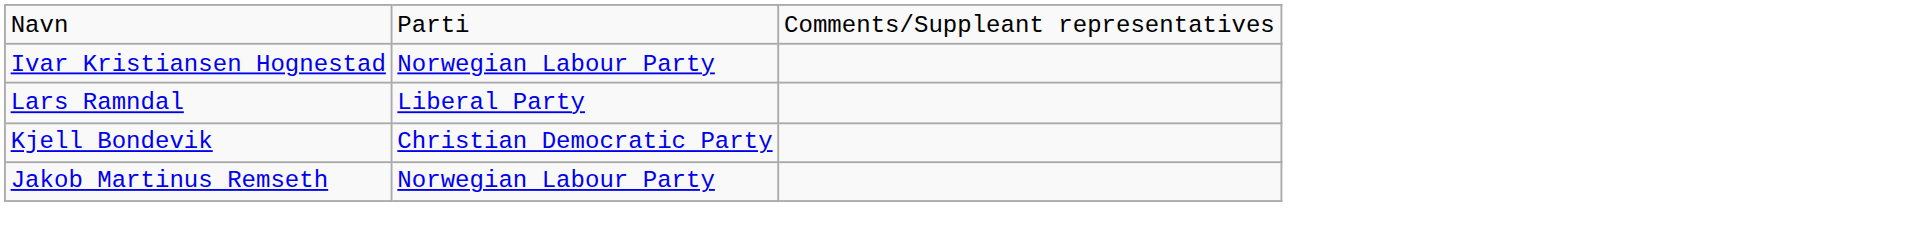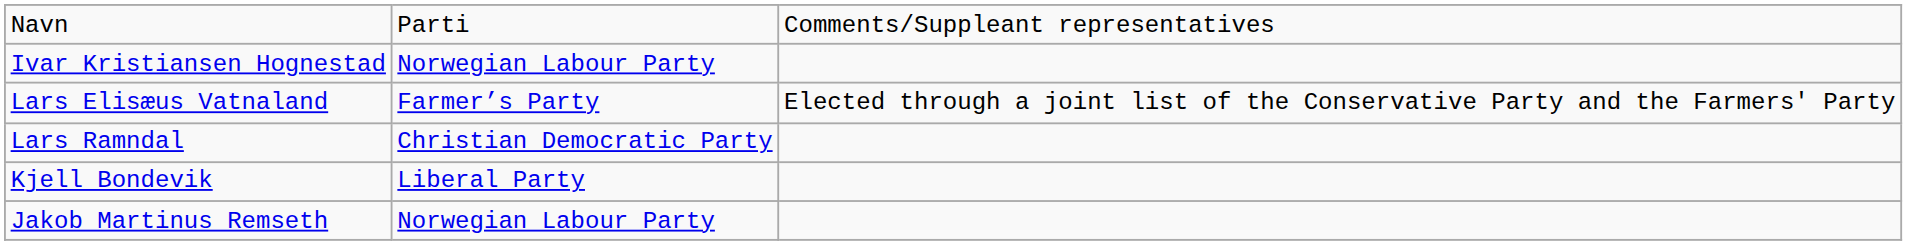+ row: (169, 103)
(491, 103) Liberal Party -> (585, 142) Christian Democratic Party
(585, 142) Christian Democratic Party -> (491, 181) Liberal Party
